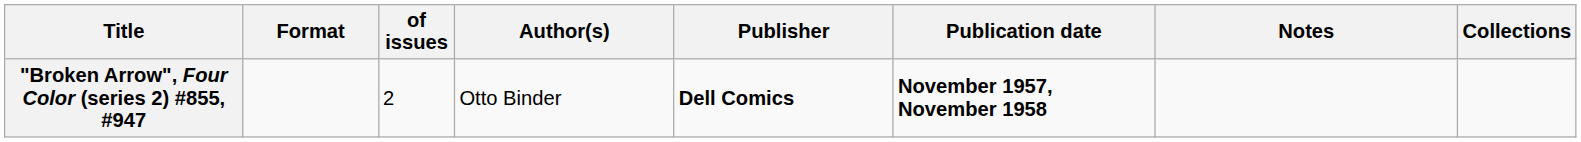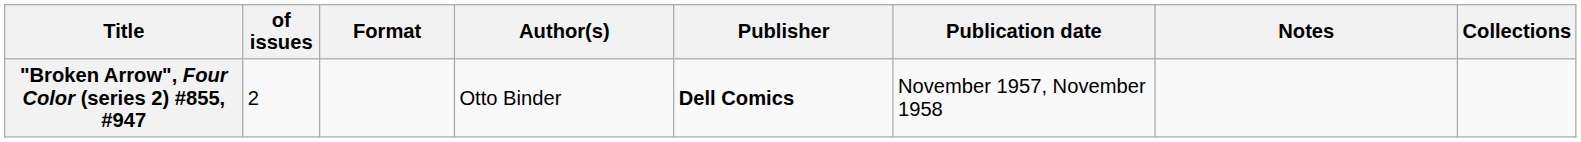columns swapped: (417, 31) <-> (311, 31)
(975, 97) bold -> (1022, 97) normal
